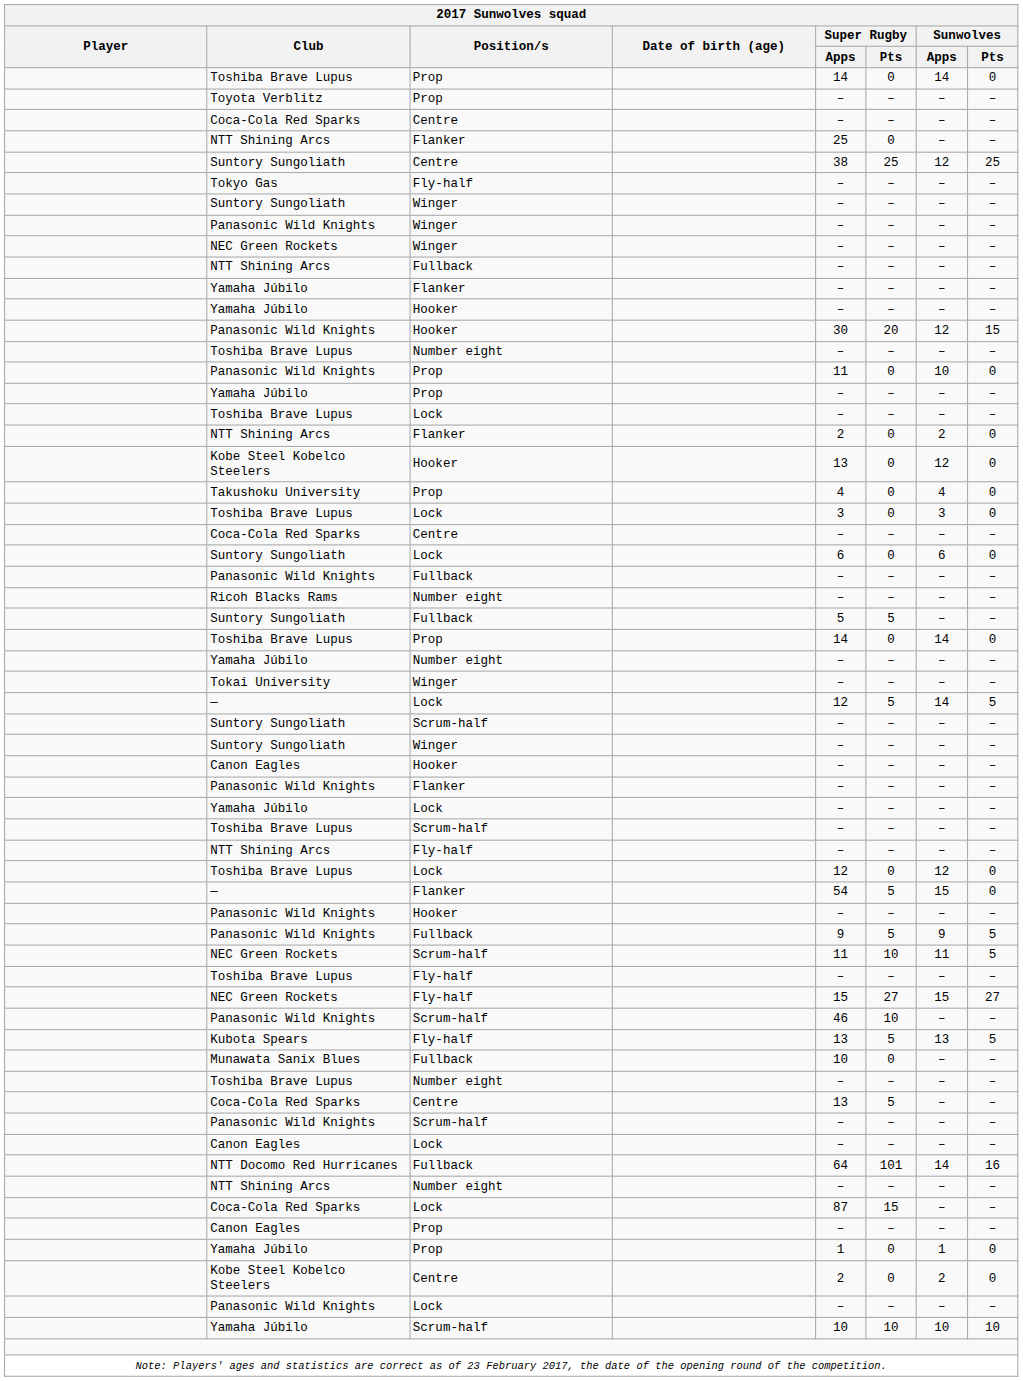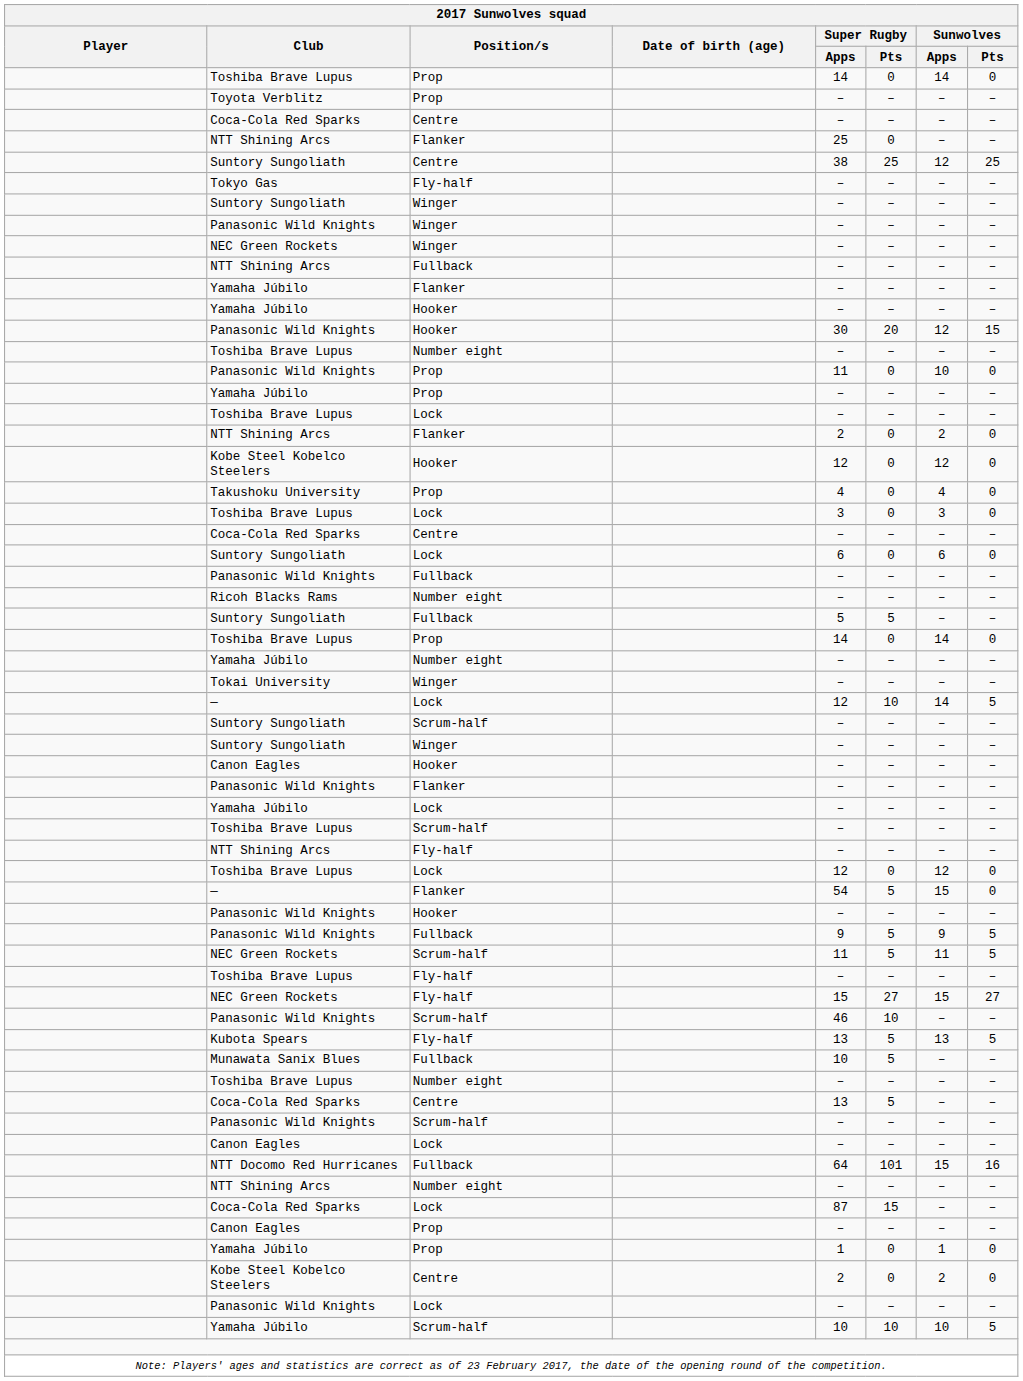(840, 464) 13 -> (840, 464) 12
(891, 703) 5 -> (891, 703) 10
(891, 955) 10 -> (891, 955) 5
(891, 1060) 0 -> (891, 1060) 5
(942, 1165) 14 -> (942, 1165) 15
(992, 1328) 10 -> (992, 1328) 5
